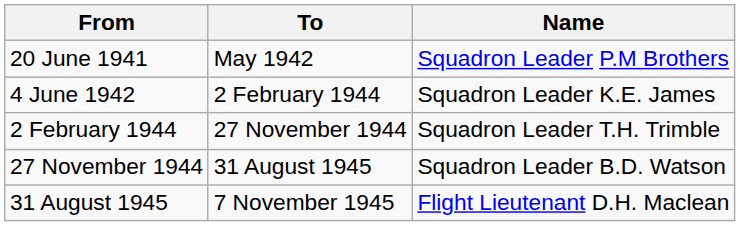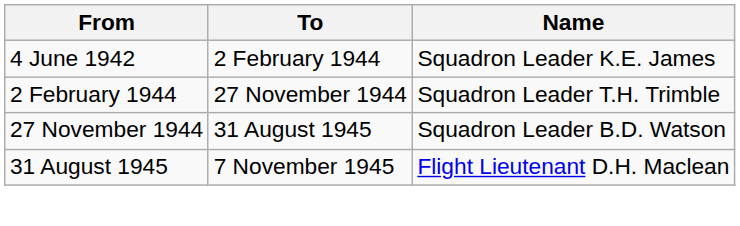- row: (79, 58)
